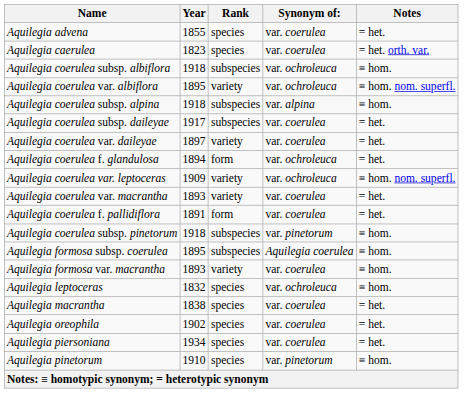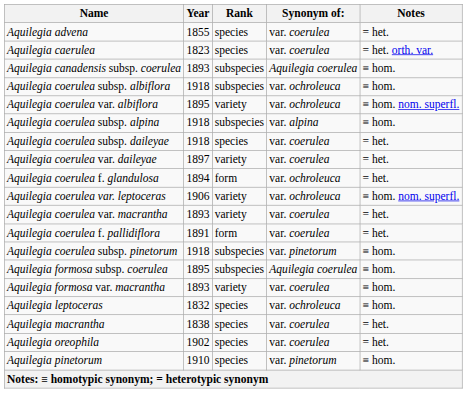+ row: (94, 68)
(194, 123) 1917 -> (198, 141) 1918
(236, 123) subspecies -> (231, 141) species
(194, 178) 1909 -> (198, 196) 1906
- row: (58, 342)
